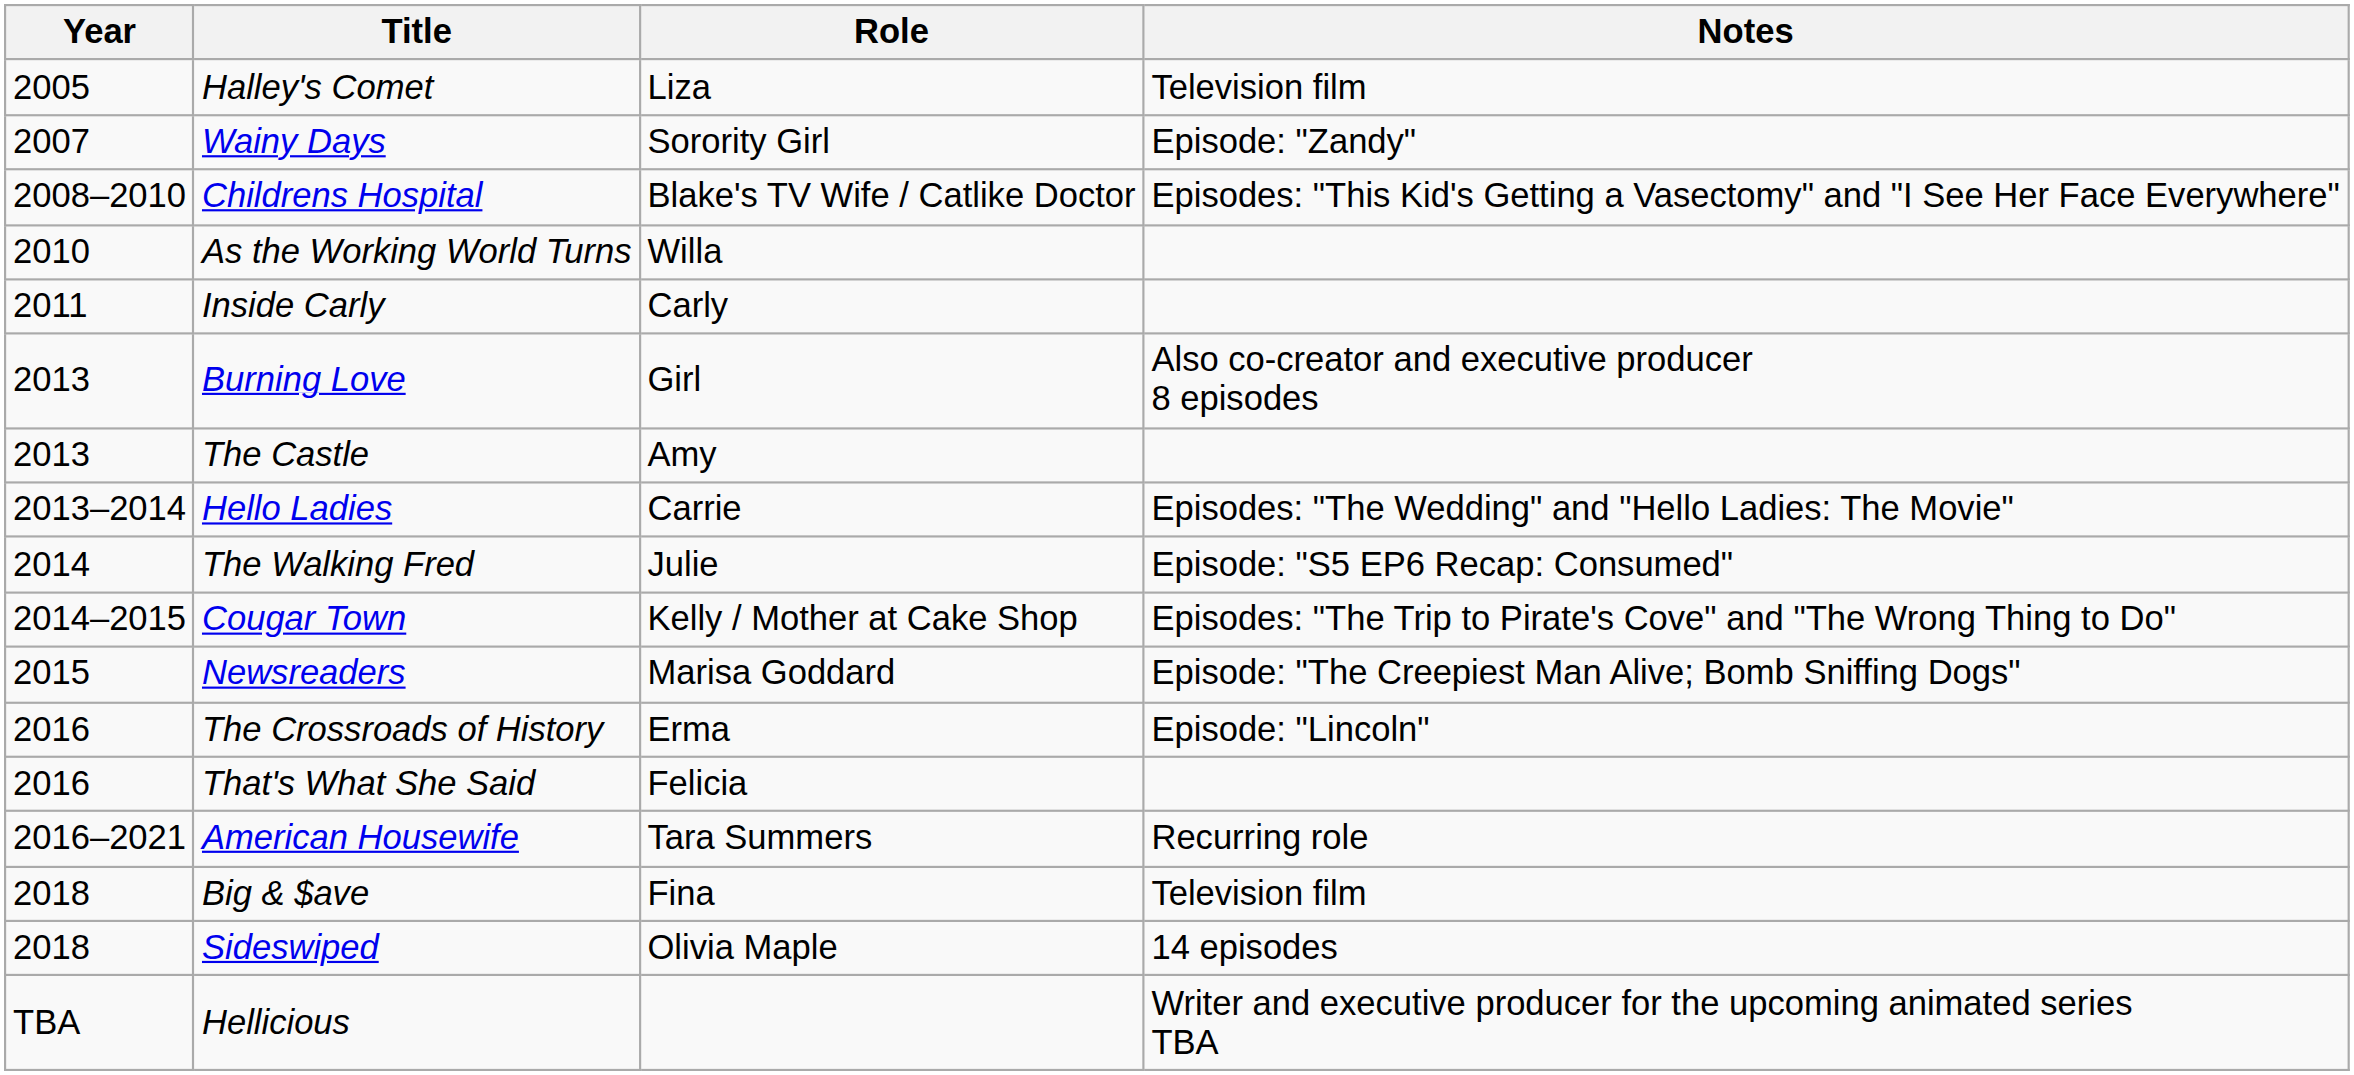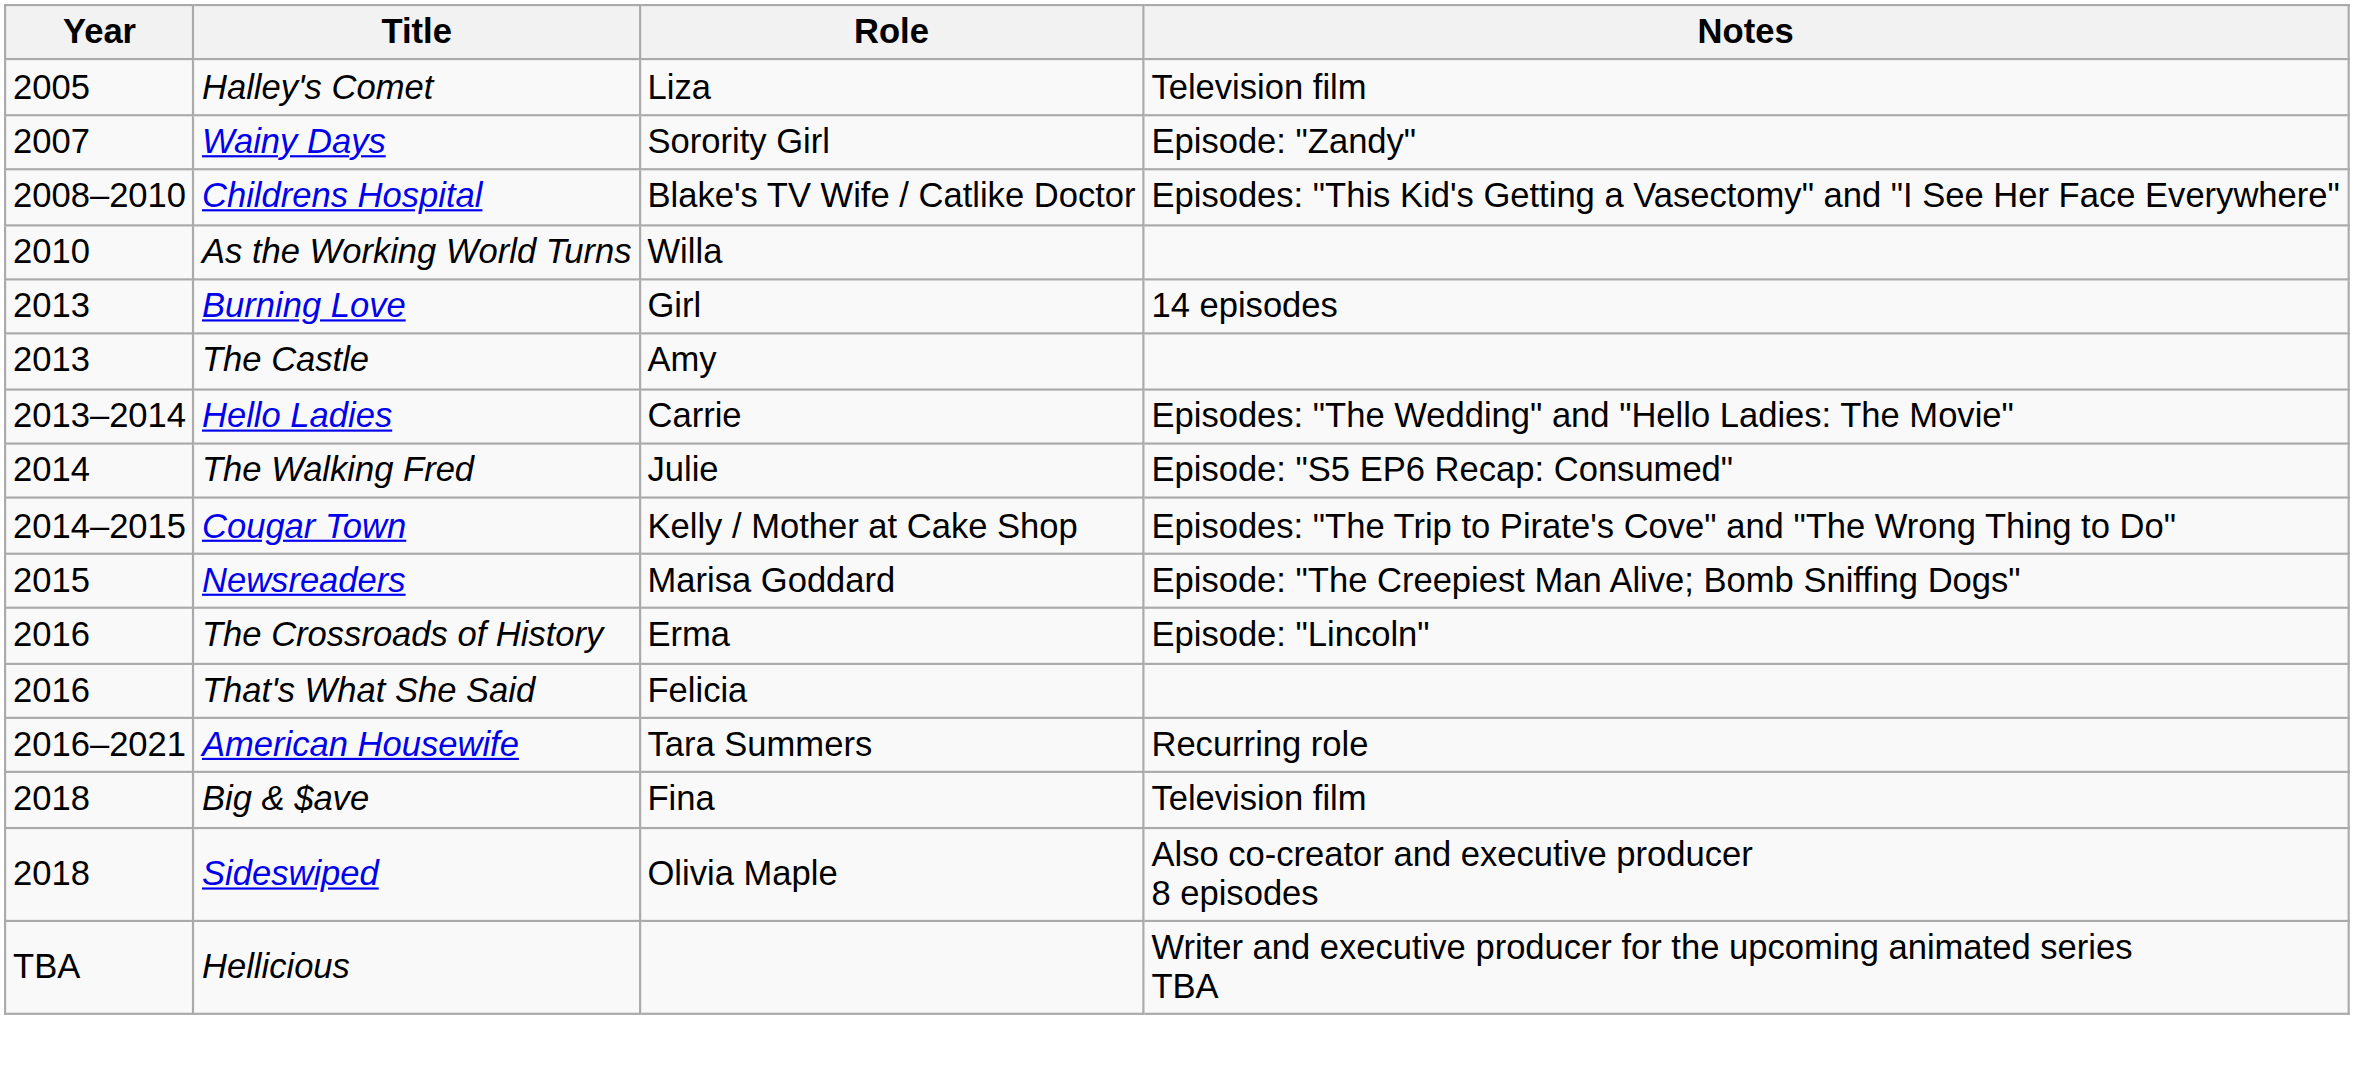- row: (293, 305)
(1452, 380) Also co-creator and executive producer 8 episodes -> (1245, 305) 14 episodes
(1245, 947) 14 episodes -> (1452, 873) Also co-creator and executive producer 8 episodes
